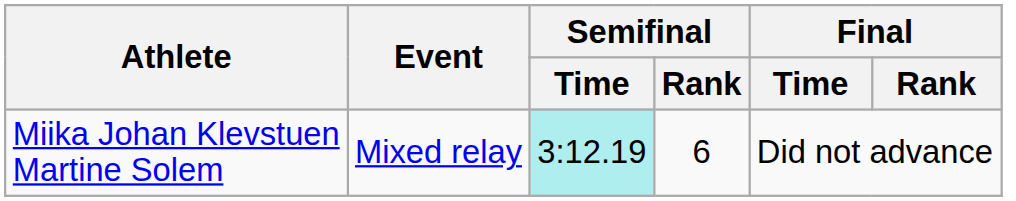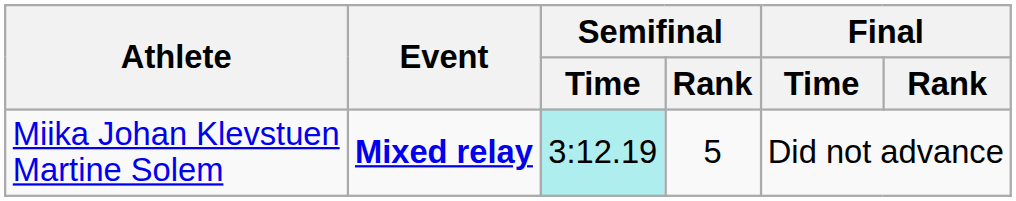(438, 153) normal -> (444, 153) bold
(702, 153) 6 -> (713, 153) 5
